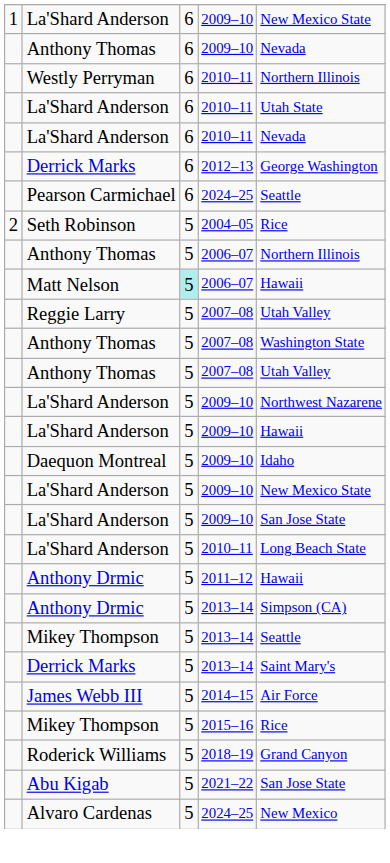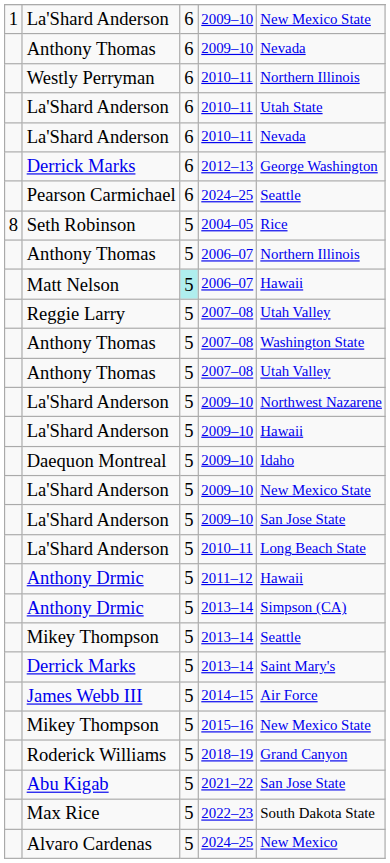(13, 225) 2 -> (13, 225) 8
(274, 725) Rice -> (316, 725) New Mexico State
+ row: (63, 813)
